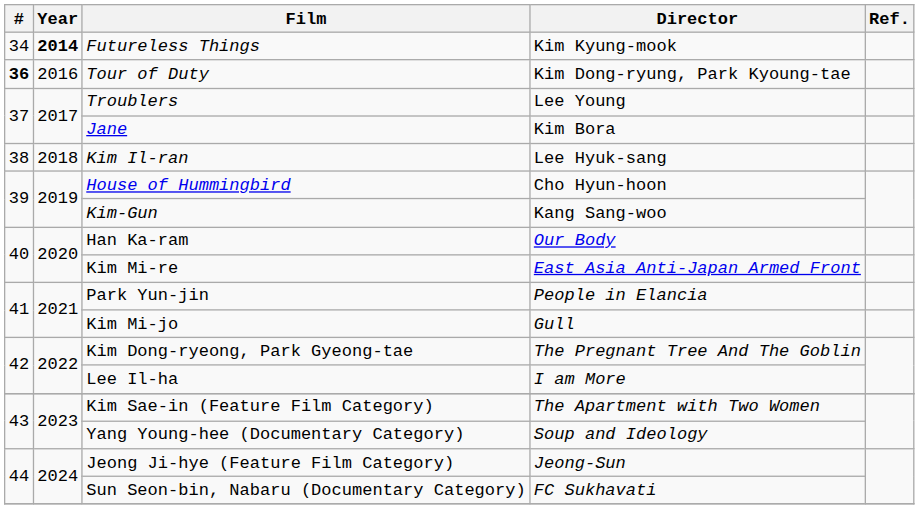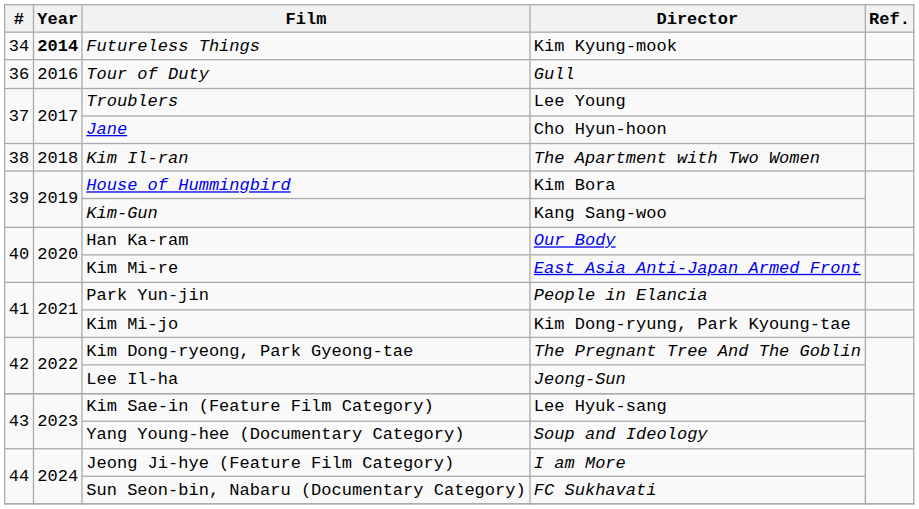(19, 74) bold -> (19, 74) normal
(692, 74) Kim Dong-ryung, Park Kyoung-tae -> (554, 74) Gull
(575, 130) Kim Bora -> (600, 130) Cho Hyun-hoon
(600, 157) Lee Hyuk-sang -> (677, 157) The Apartment with Two Women
(600, 185) Cho Hyun-hoon -> (575, 185) Kim Bora
(554, 324) Gull -> (692, 324) Kim Dong-ryung, Park Kyoung-tae
(580, 379) I am More -> (580, 379) Jeong-Sun
(677, 407) The Apartment with Two Women -> (600, 407) Lee Hyuk-sang
(580, 463) Jeong-Sun -> (580, 463) I am More
